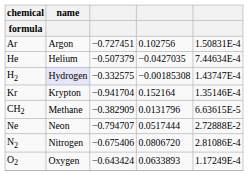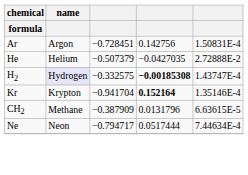(113, 43) −0.727451 -> (113, 43) −0.728451
(157, 43) 0.102756 -> (157, 43) 0.142756
(218, 59) 7.44634E-4 -> (218, 59) 2.72888E-2
(164, 76) normal -> (164, 76) bold
(157, 92) normal -> (157, 92) bold
(113, 109) −0.382909 -> (113, 109) −0.387909
(113, 126) −0.794707 -> (113, 126) −0.794717
(218, 126) 2.72888E-2 -> (218, 126) 7.44634E-4
- row: (13, 143)
- row: (13, 161)
